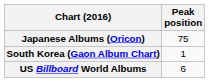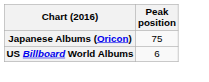- row: (83, 54)
